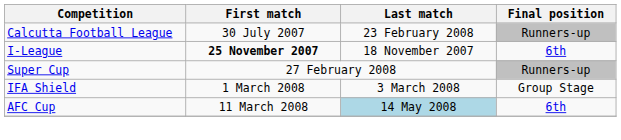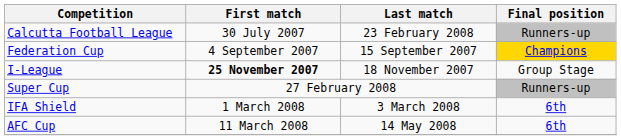+ row: (55, 51)
(556, 51) 6th -> (556, 70) Group Stage
(556, 88) Group Stage -> (556, 107) 6th
(418, 107) lightblue background -> (418, 126) no background
